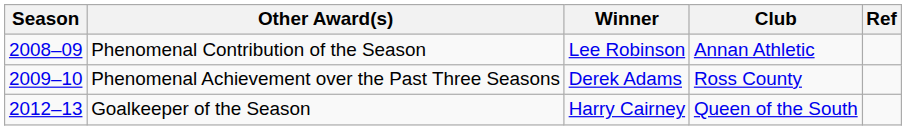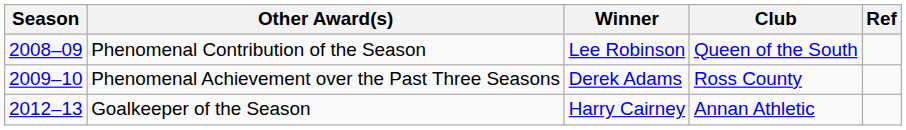(754, 49) Annan Athletic -> (776, 49) Queen of the South
(776, 109) Queen of the South -> (754, 109) Annan Athletic
